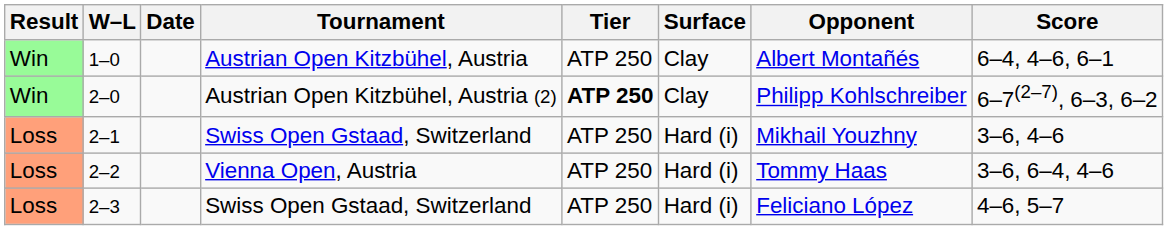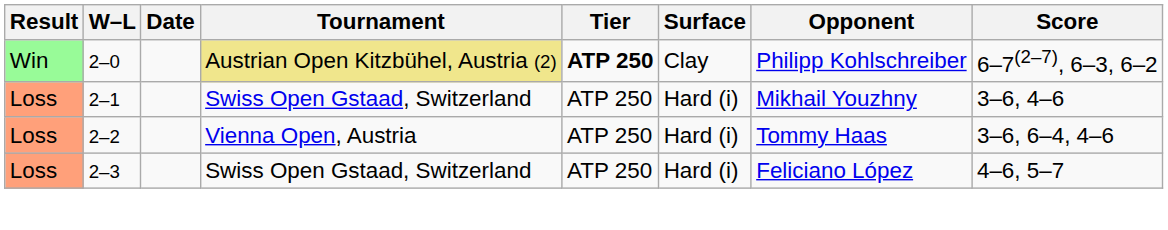- row: (104, 59)
(381, 96) no background -> (381, 60) khaki background
